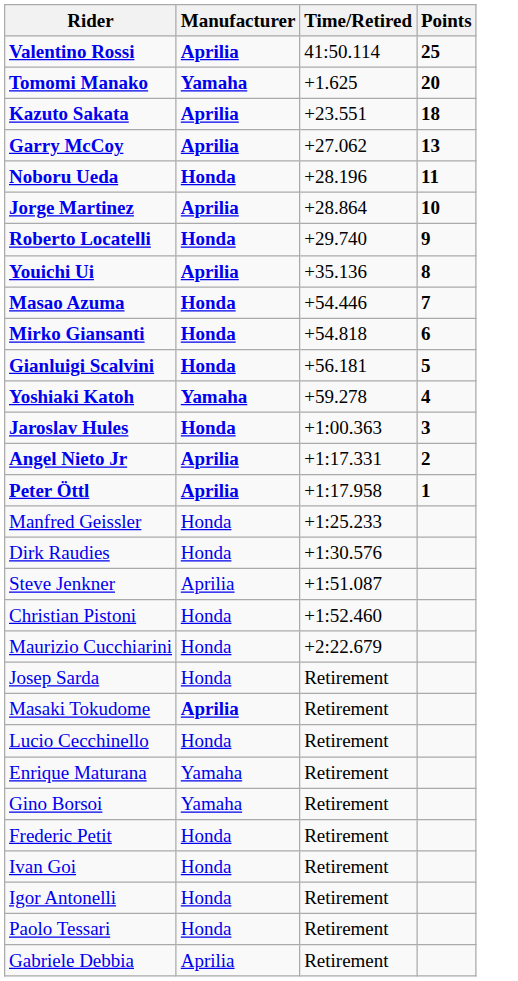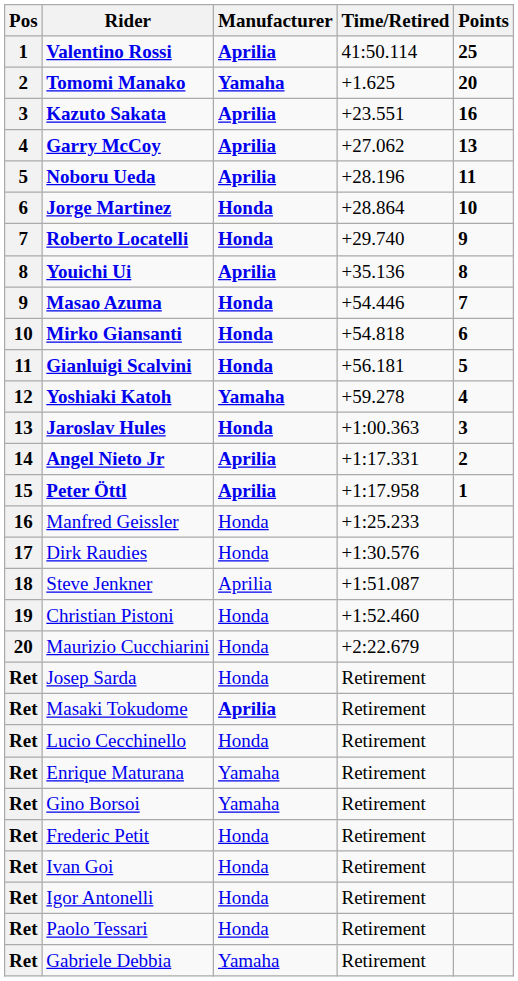+ column: (23, 20)
(430, 114) 18 -> (468, 114) 16
(208, 176) Honda -> (247, 176) Aprilia
(210, 208) Aprilia -> (246, 208) Honda
(208, 960) Aprilia -> (249, 960) Yamaha
